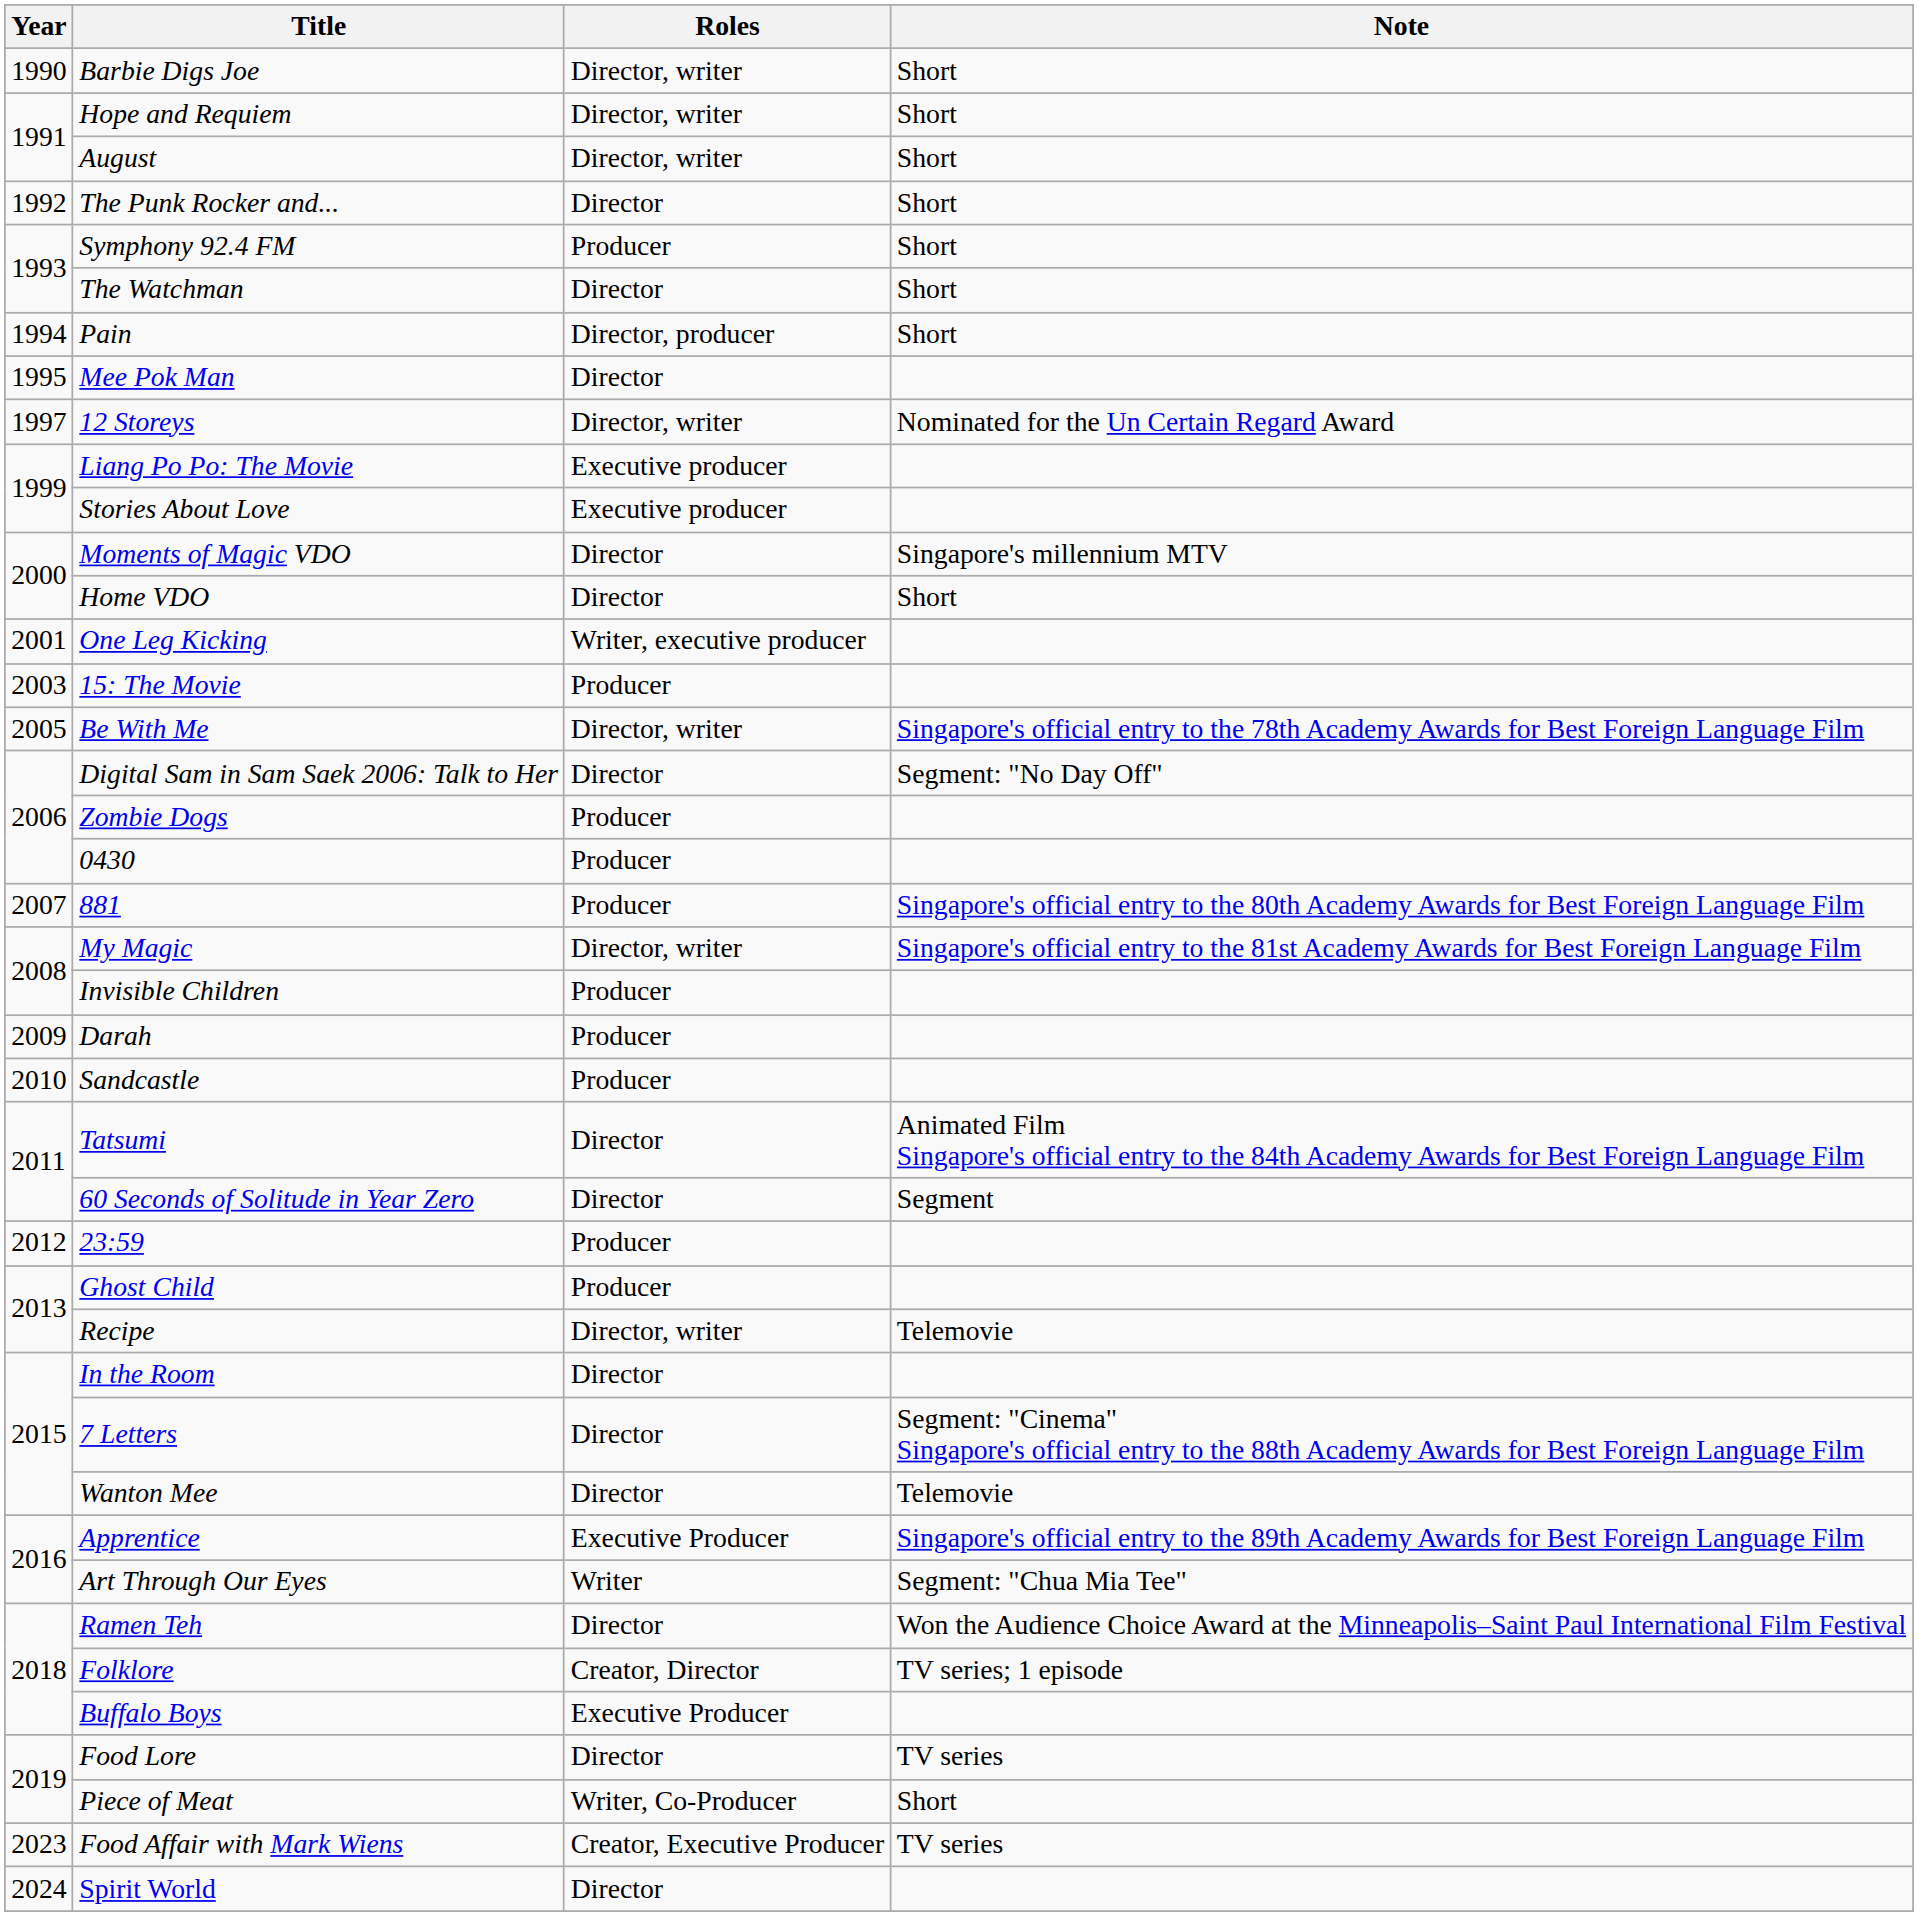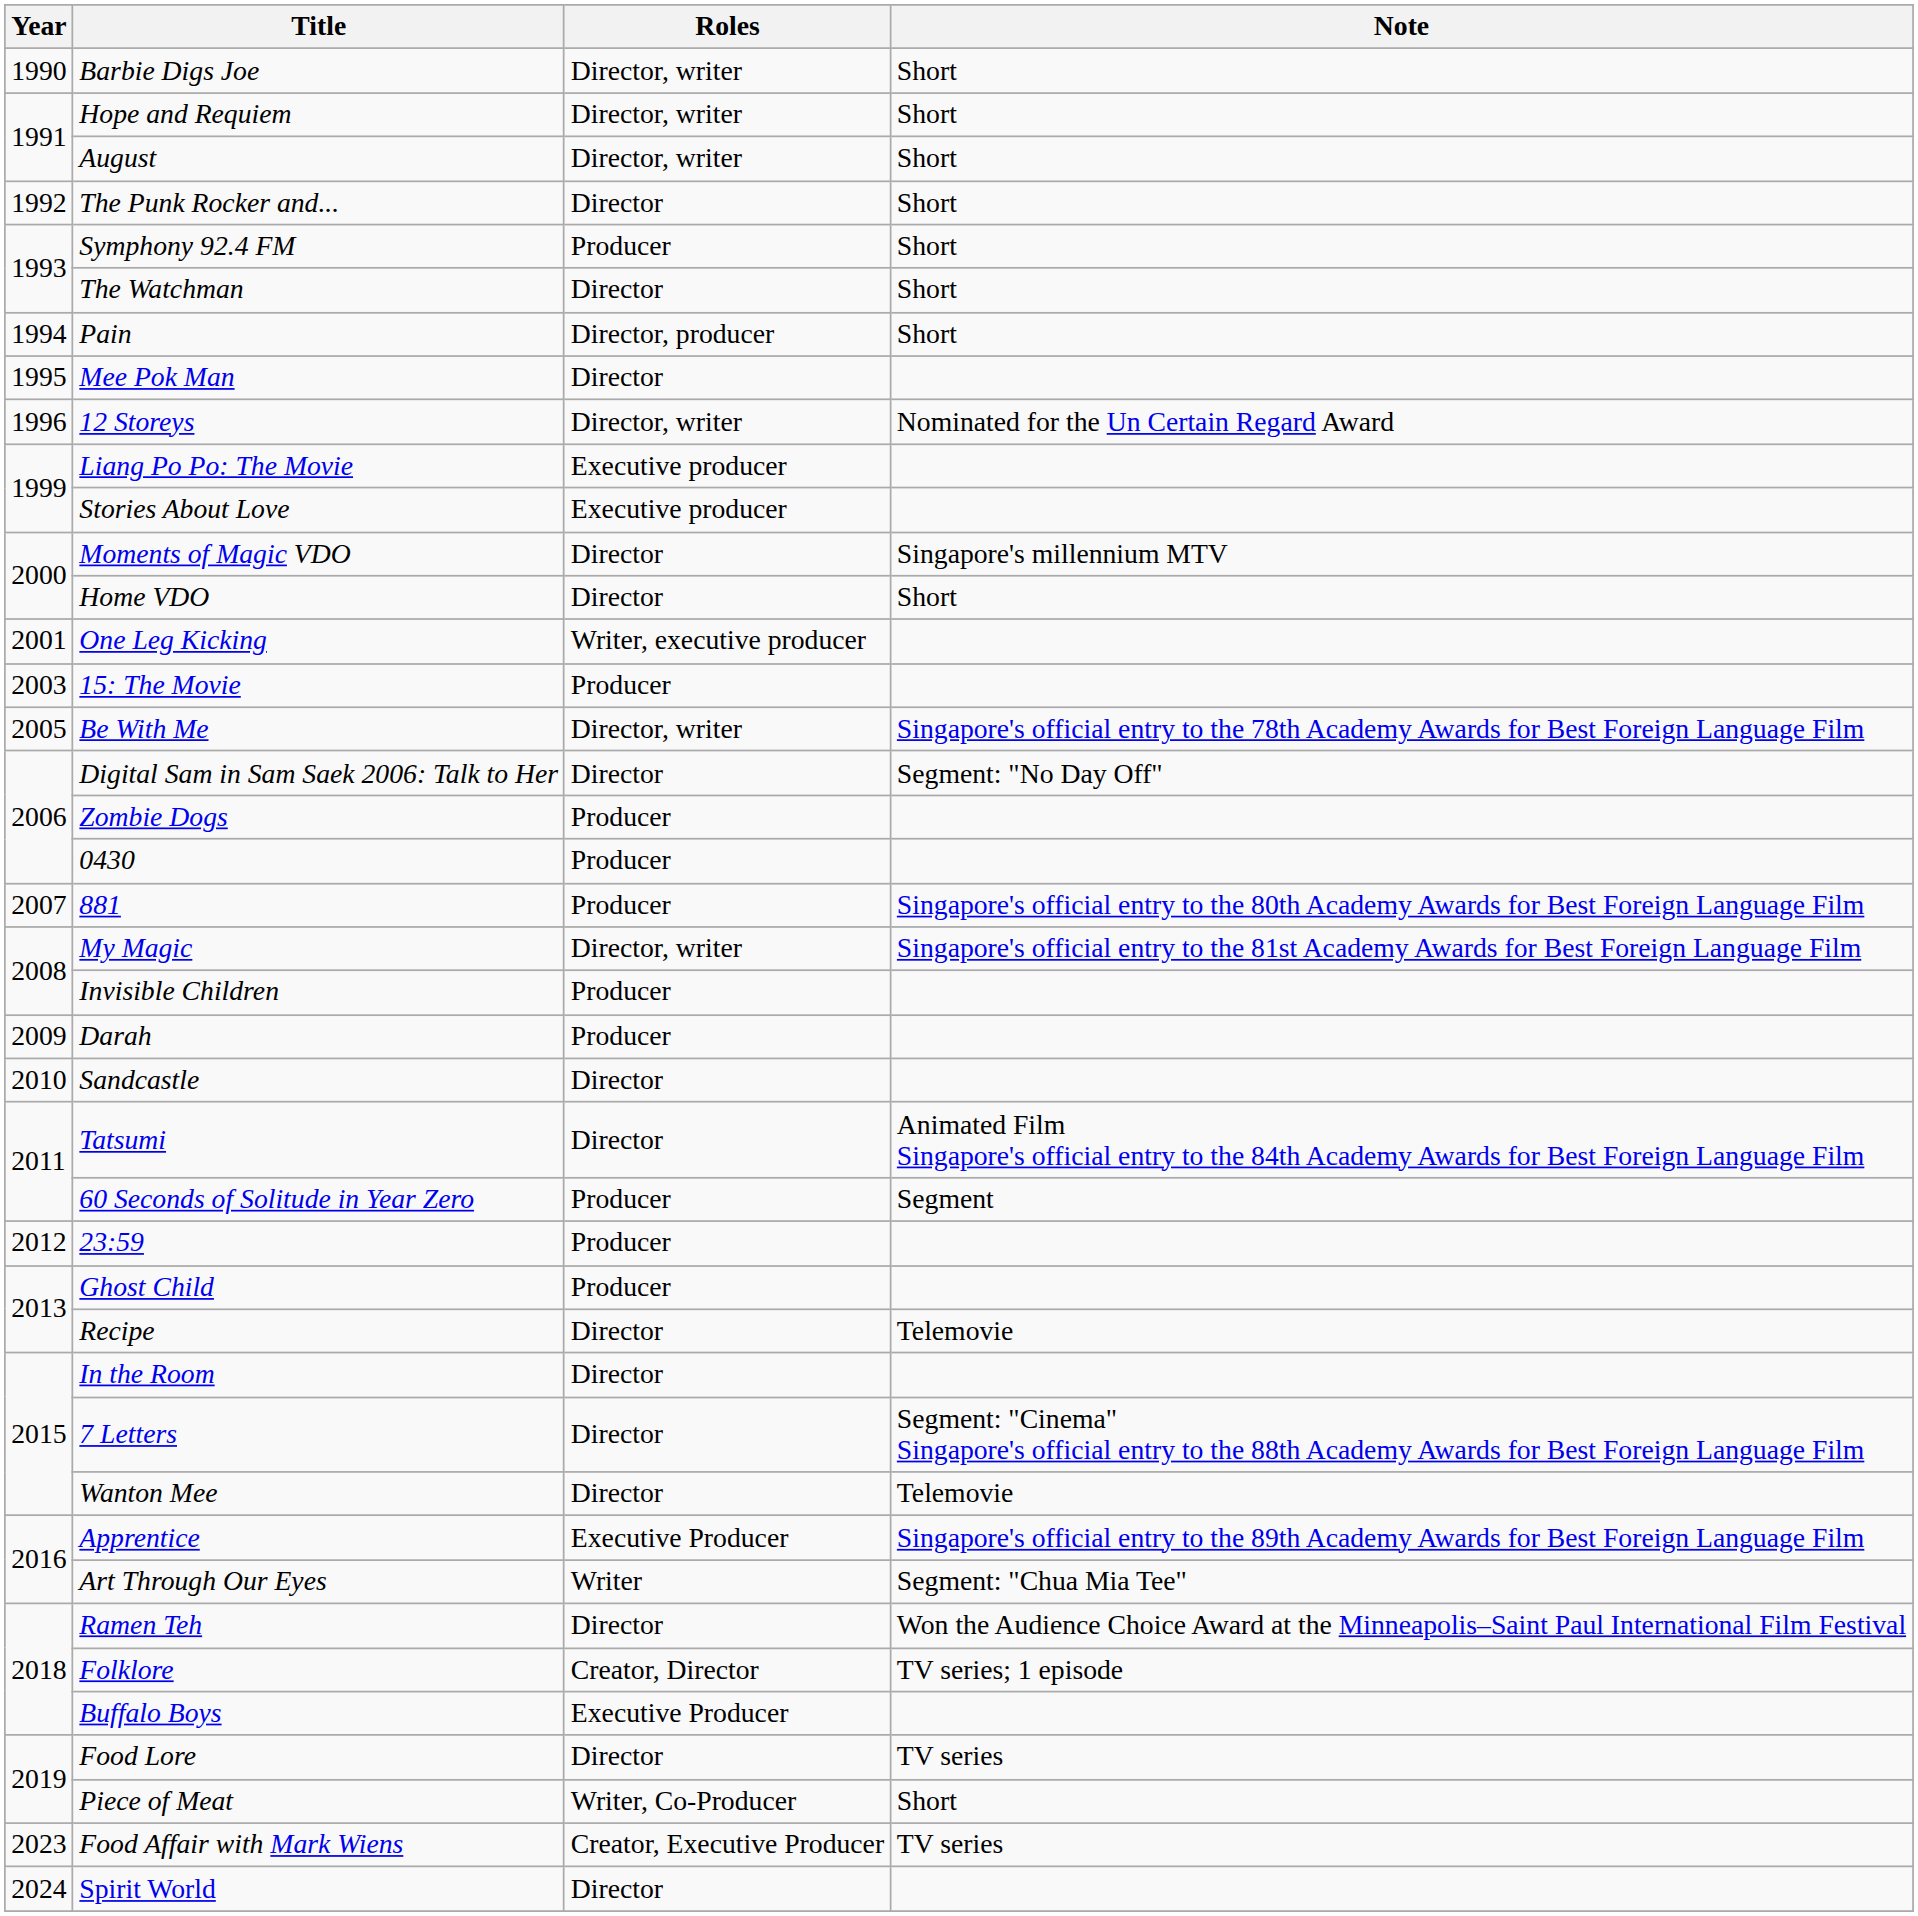(39, 421) 1997 -> (39, 421) 1996
(621, 1080) Producer -> (617, 1080) Director
(617, 1198) Director -> (621, 1198) Producer
(656, 1330) Director, writer -> (617, 1330) Director
